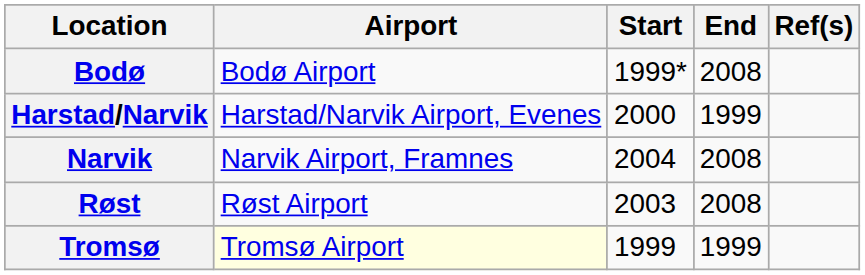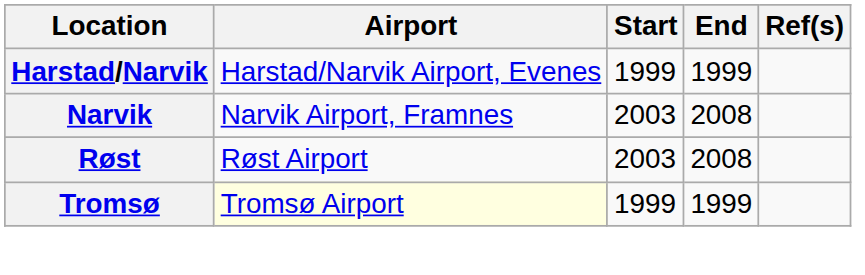- row: (110, 70)
(645, 114) 2000 -> (645, 70) 1999
(645, 159) 2004 -> (645, 114) 2003
